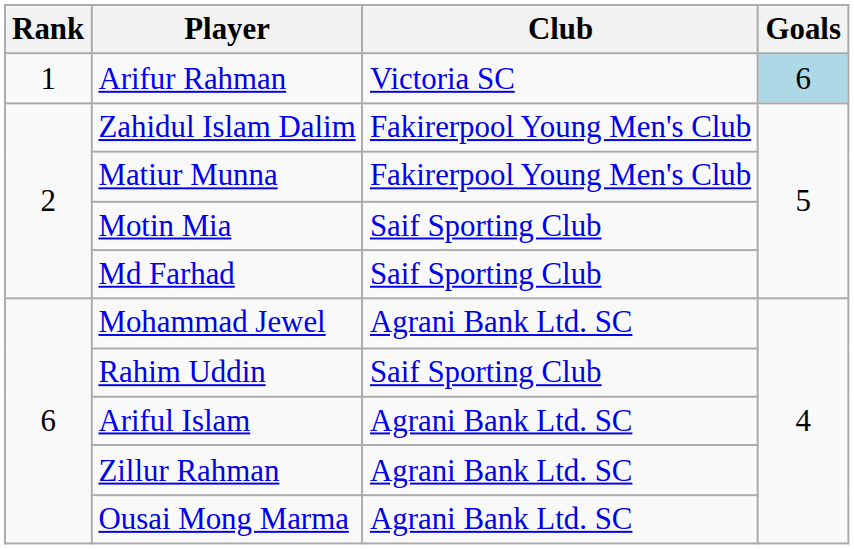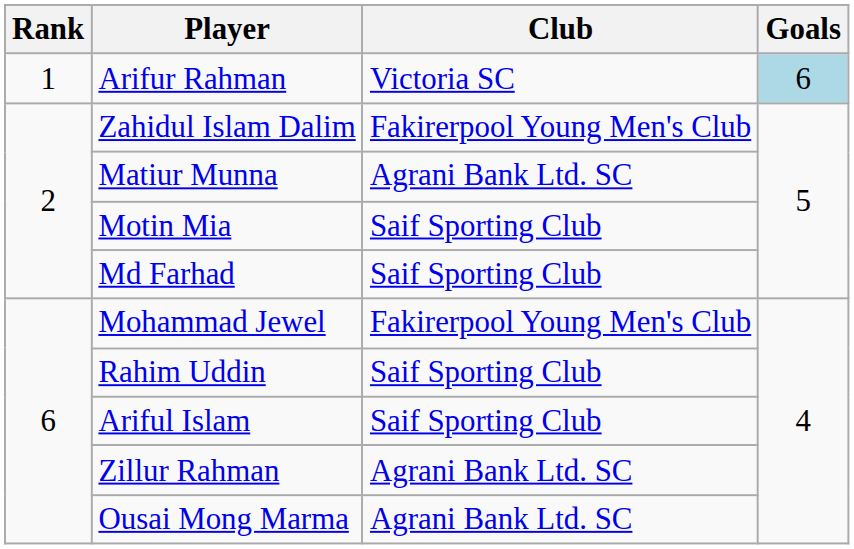(561, 175) Fakirerpool Young Men's Club -> (501, 175) Agrani Bank Ltd. SC
(501, 322) Agrani Bank Ltd. SC -> (561, 322) Fakirerpool Young Men's Club
(501, 420) Agrani Bank Ltd. SC -> (486, 420) Saif Sporting Club
